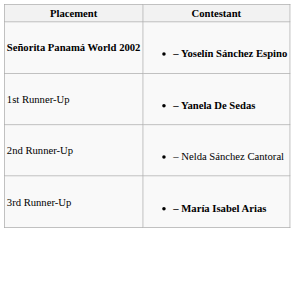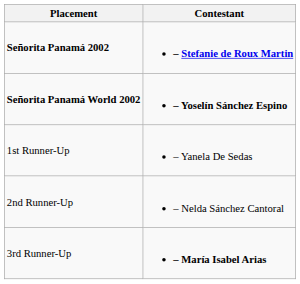+ row: (58, 47)
(216, 105) bold -> (219, 157) normal
